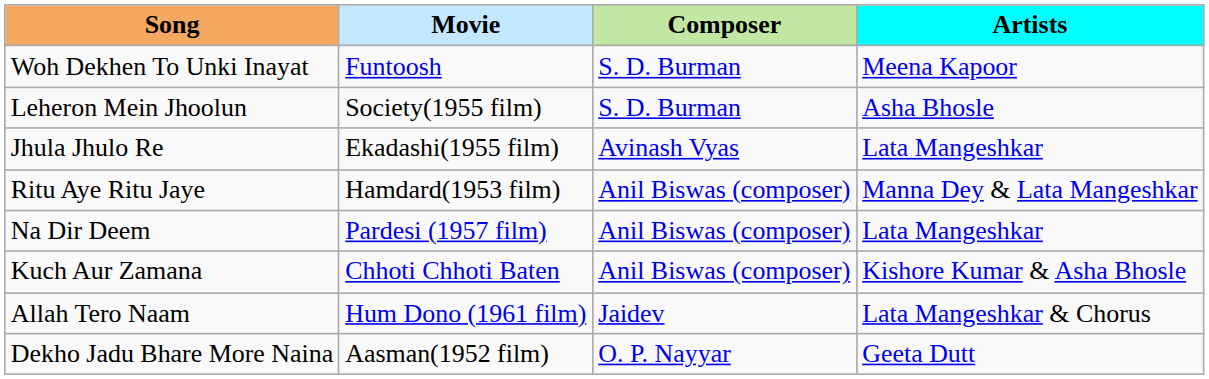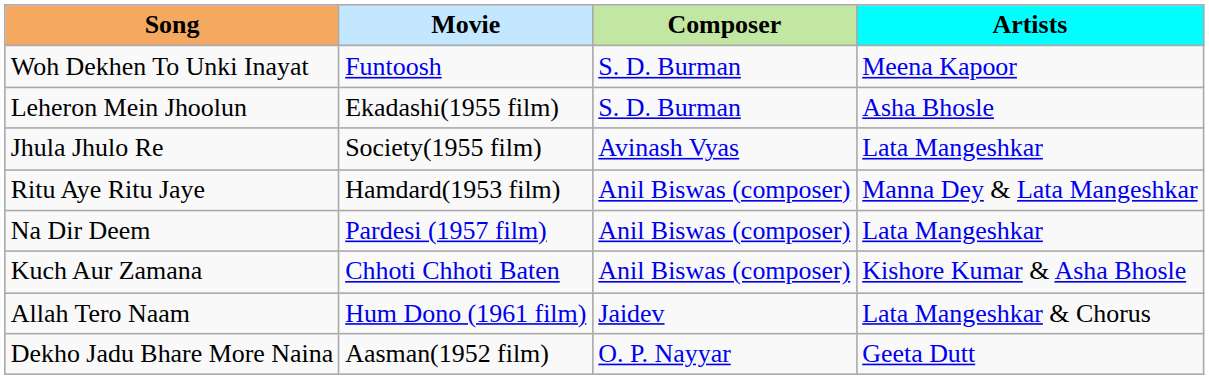(443, 107) Society(1955 film) -> (452, 107) Ekadashi(1955 film)
(452, 148) Ekadashi(1955 film) -> (443, 148) Society(1955 film)
